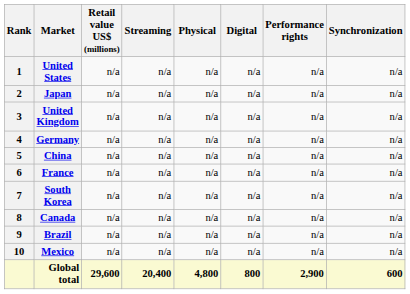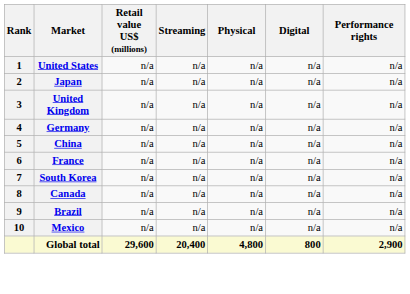- column: (366, 30)
